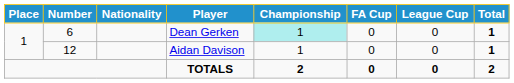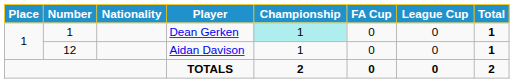(70, 32) 6 -> (70, 32) 1
